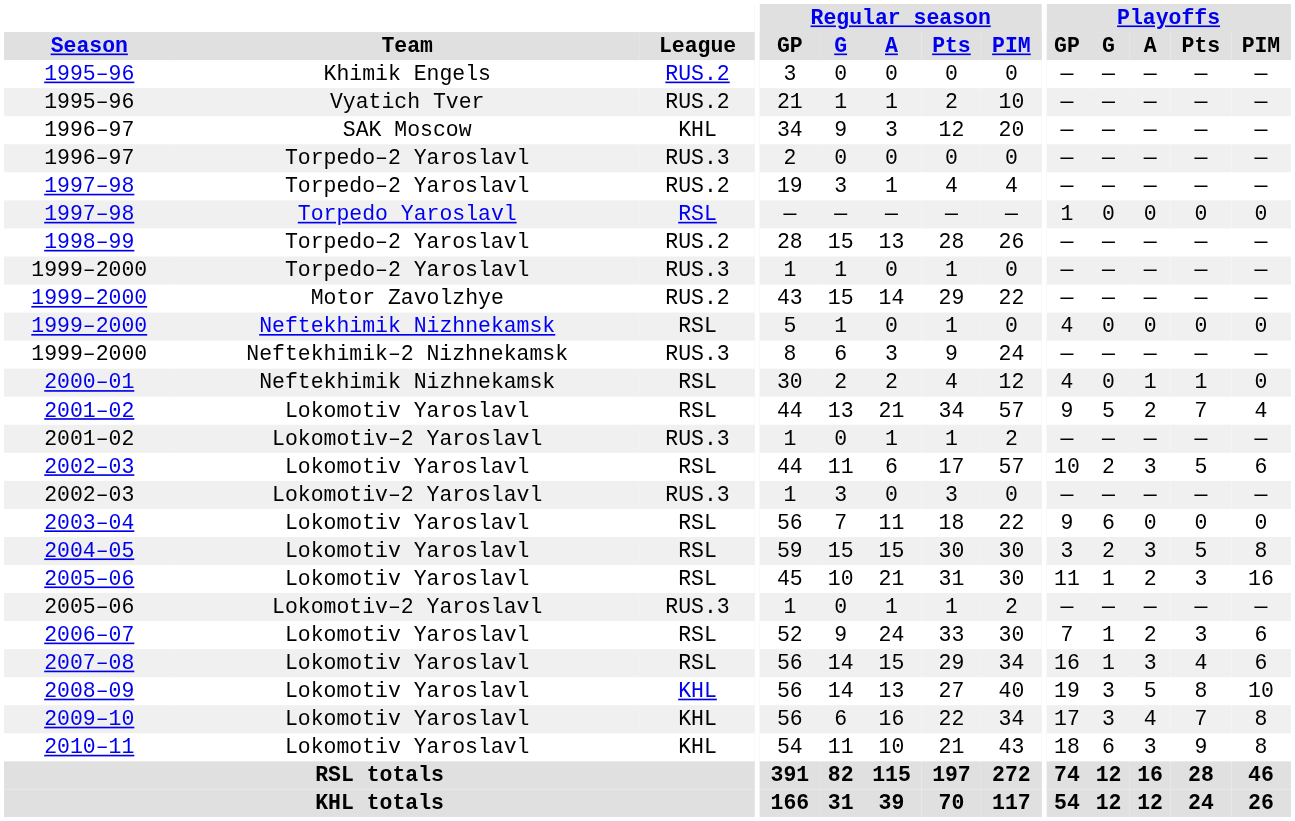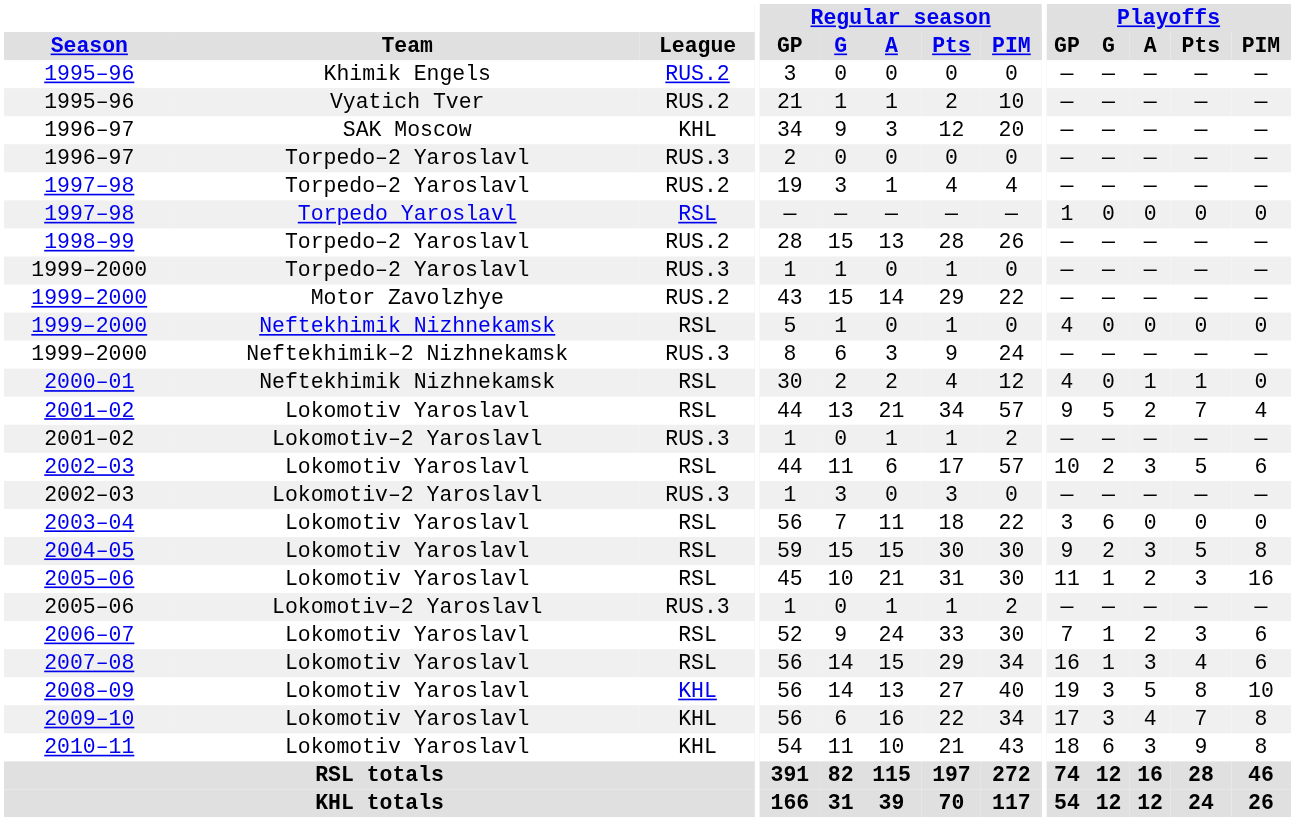(1067, 523) 9 -> (1067, 523) 3
(1067, 551) 3 -> (1067, 551) 9
